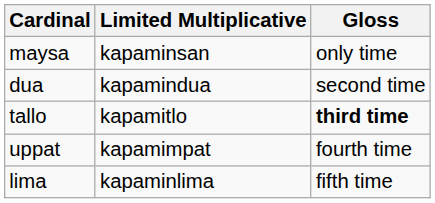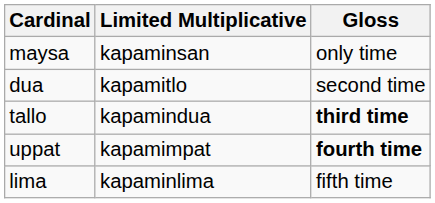(155, 85) kapamindua -> (143, 85) kapamitlo
(143, 117) kapamitlo -> (155, 117) kapamindua
(364, 149) normal -> (369, 149) bold
